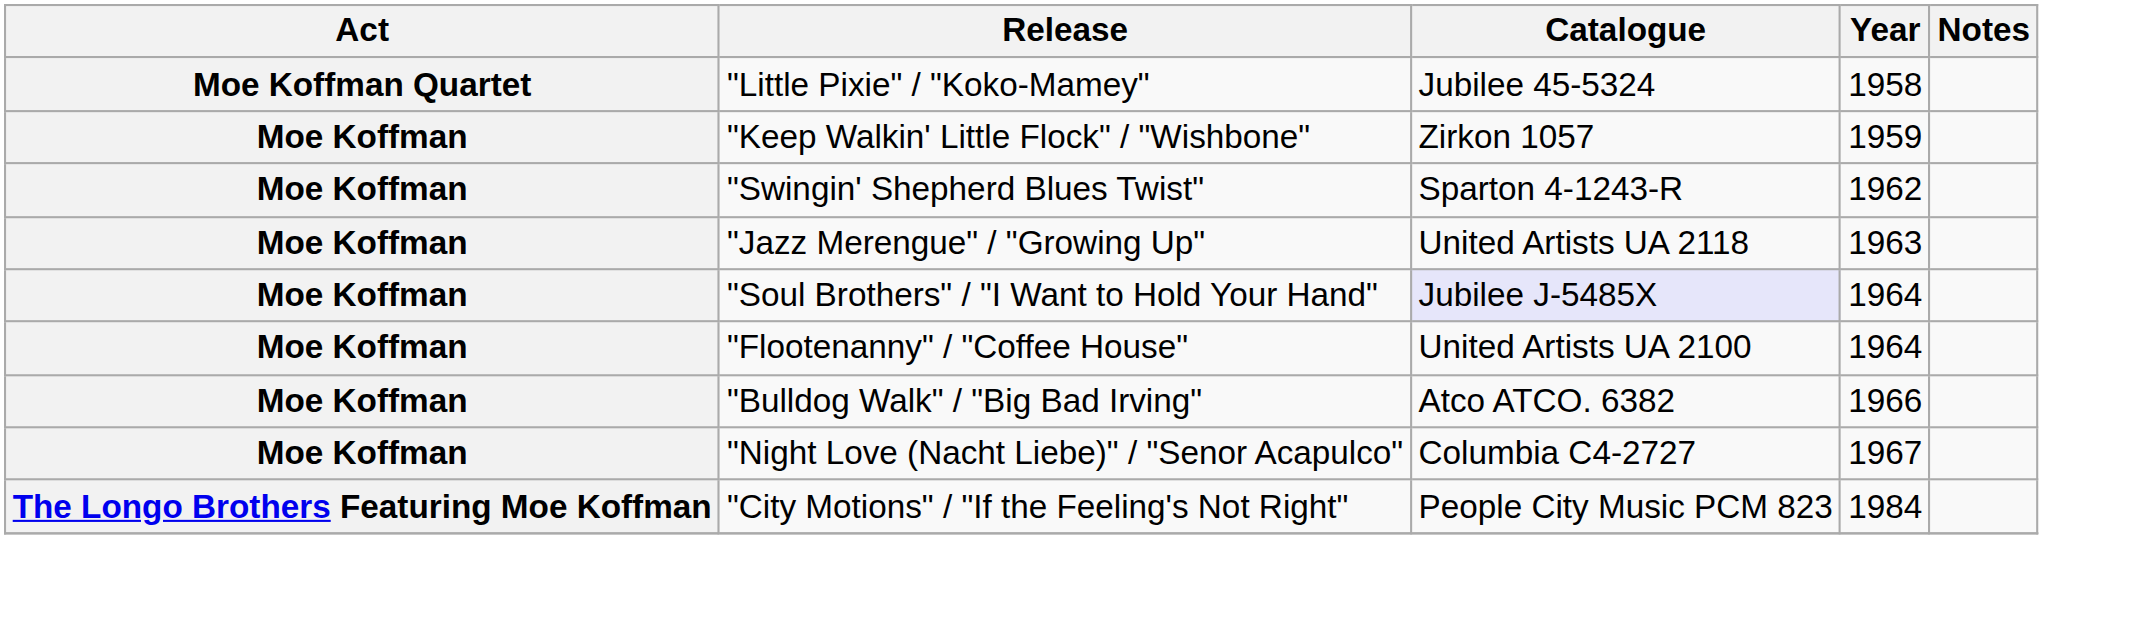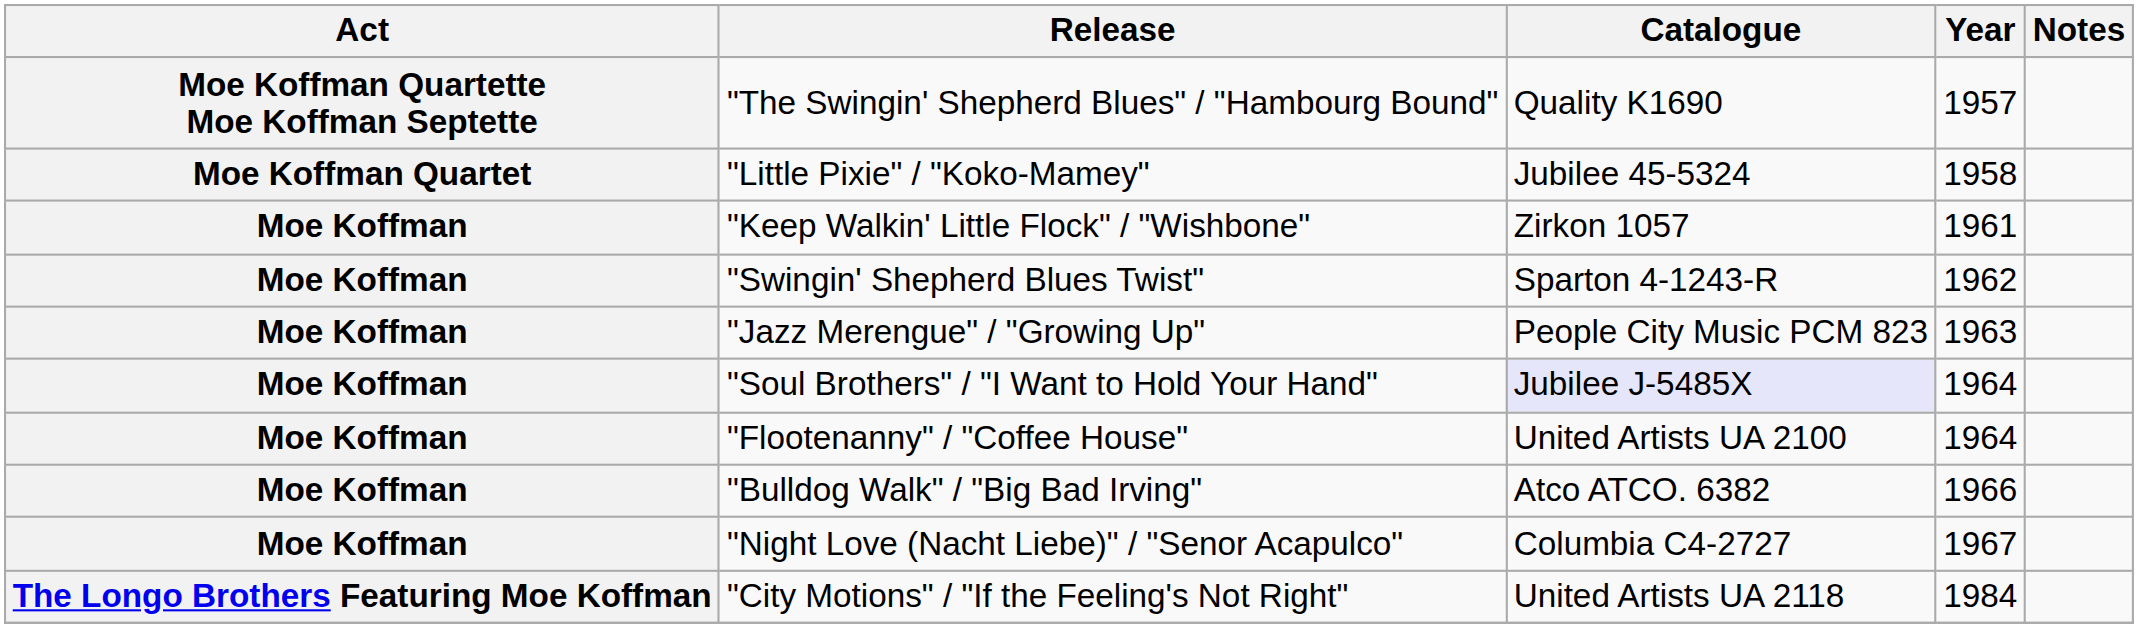+ row: (1113, 102)
(1885, 136) 1959 -> (1980, 226) 1961
(1584, 242) United Artists UA 2118 -> (1721, 332) People City Music PCM 823
(1626, 505) People City Music PCM 823 -> (1679, 596) United Artists UA 2118
